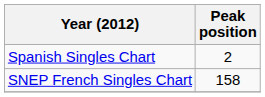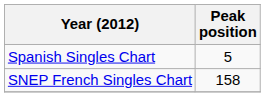(228, 56) 2 -> (228, 56) 5
